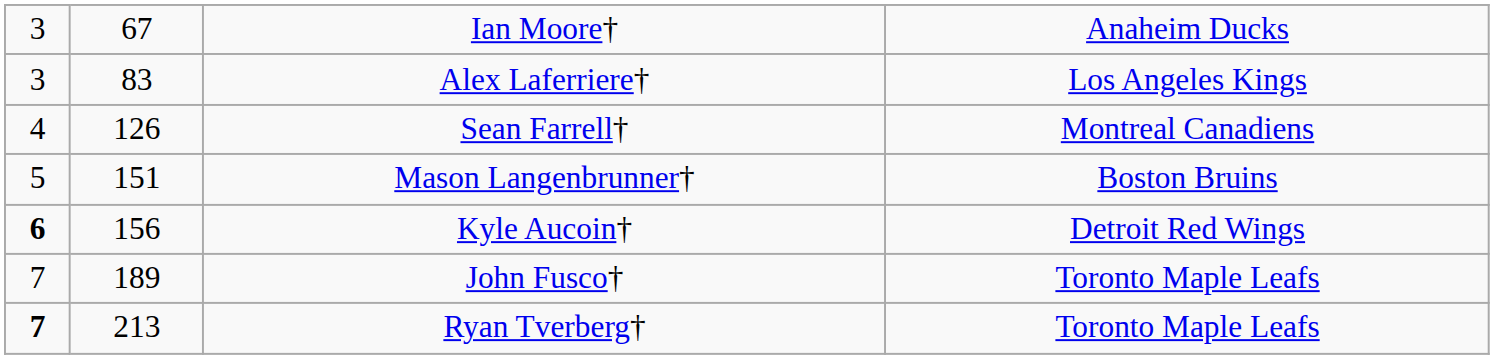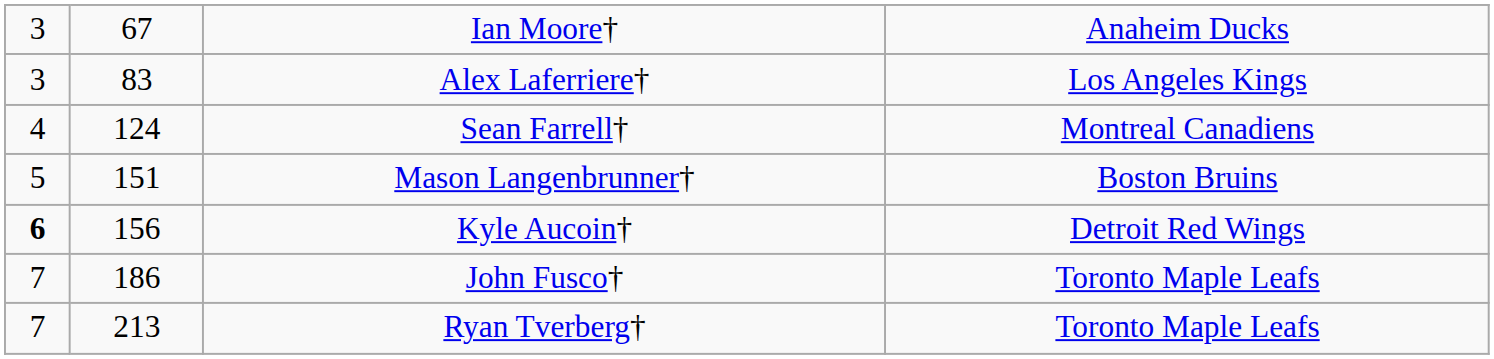(137, 128) 126 -> (137, 128) 124
(137, 278) 189 -> (137, 278) 186
(38, 327) bold -> (38, 327) normal
